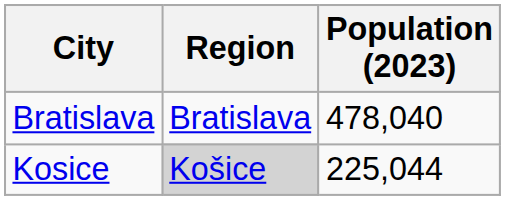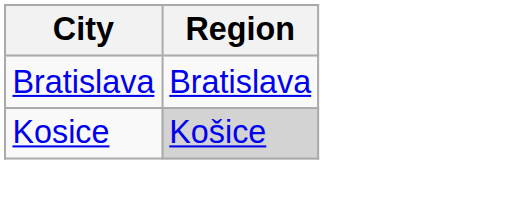- column: (410, 48)
